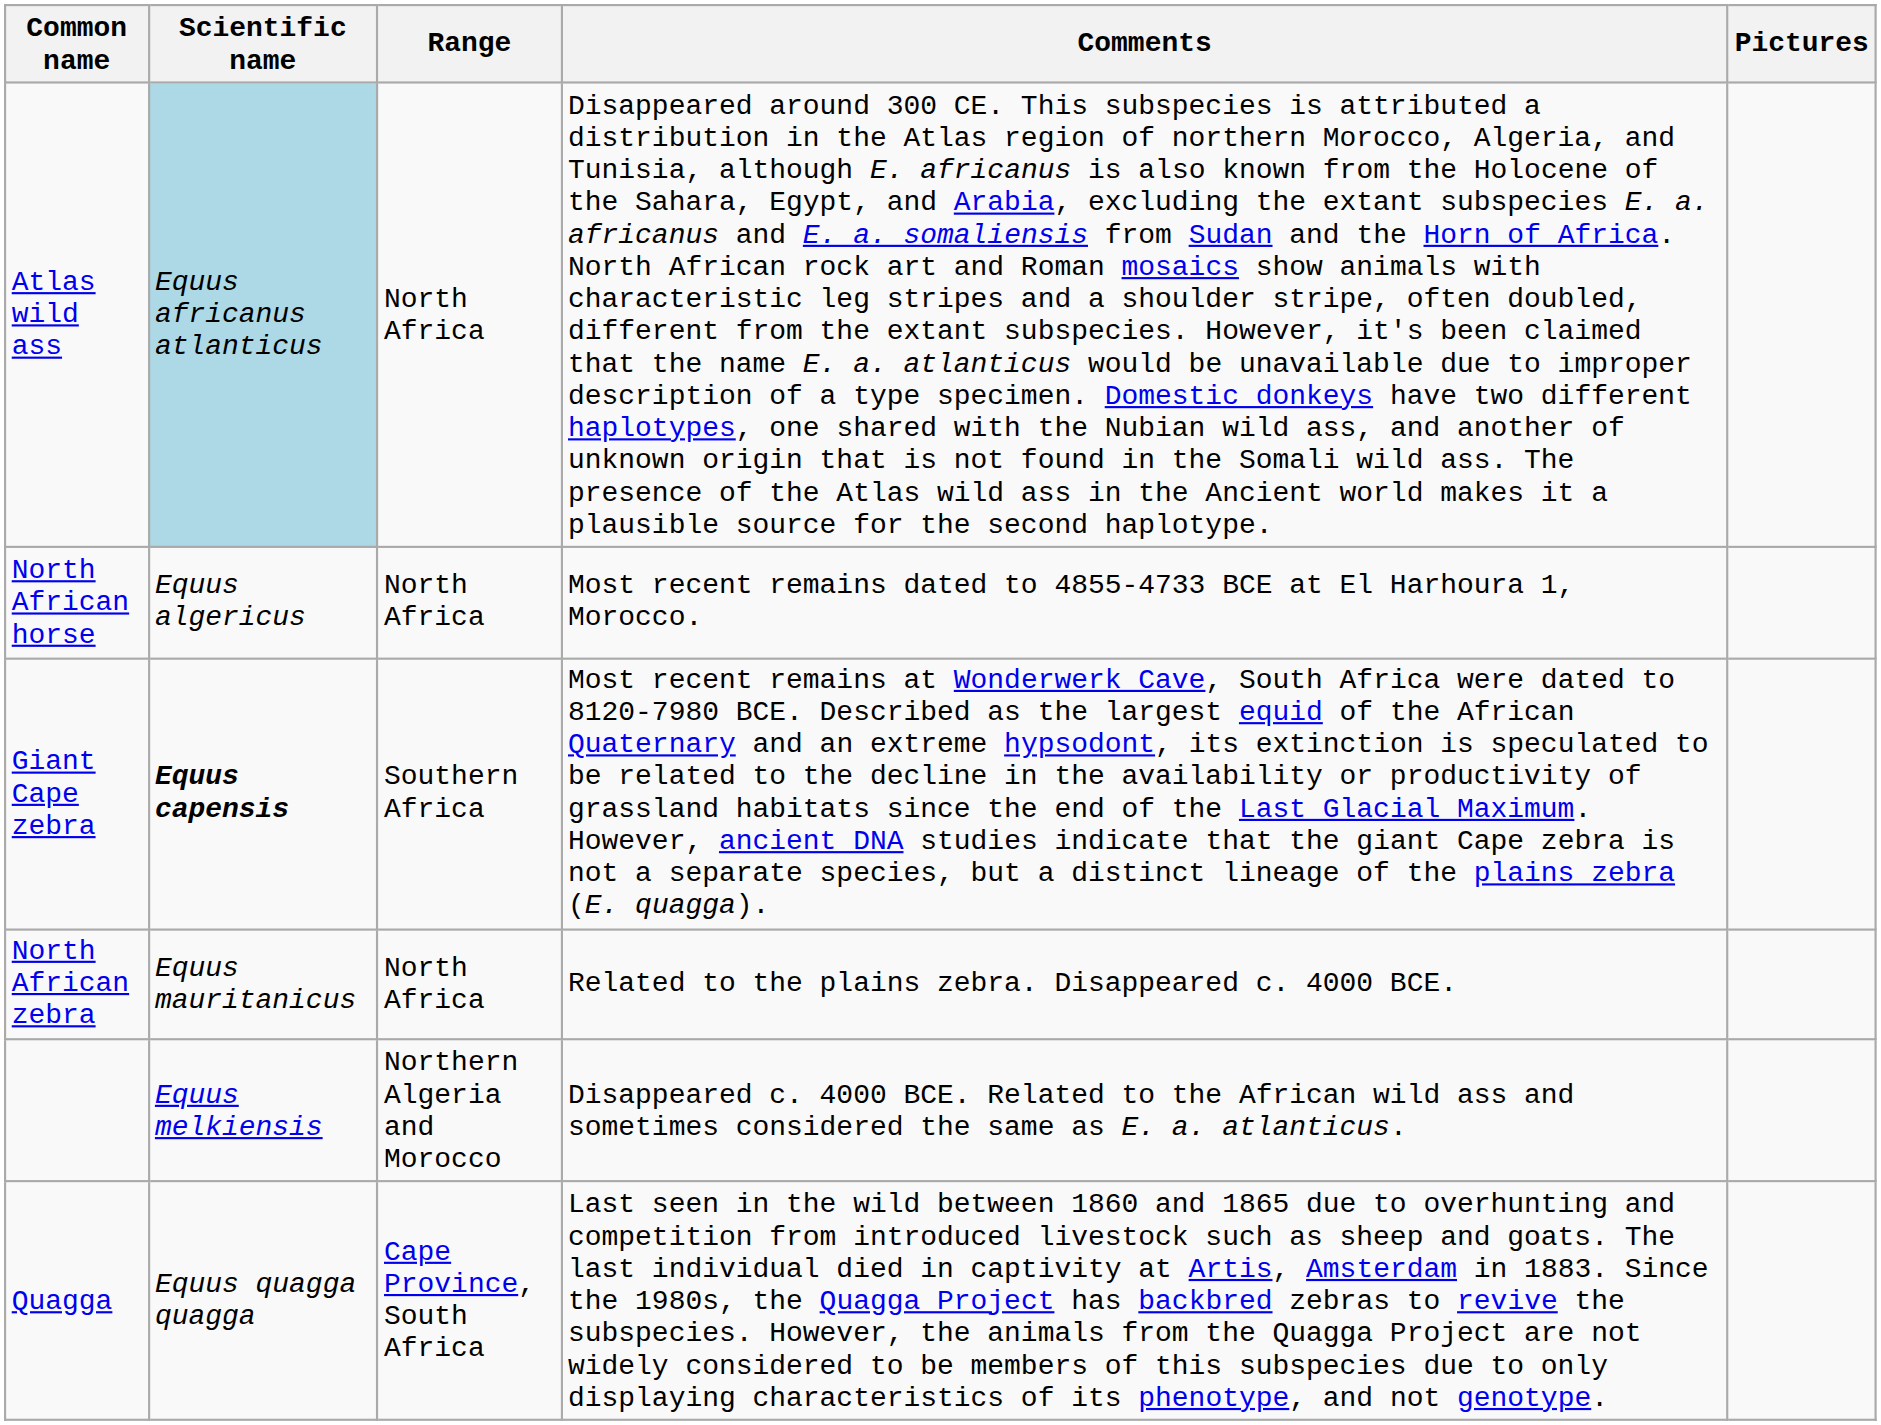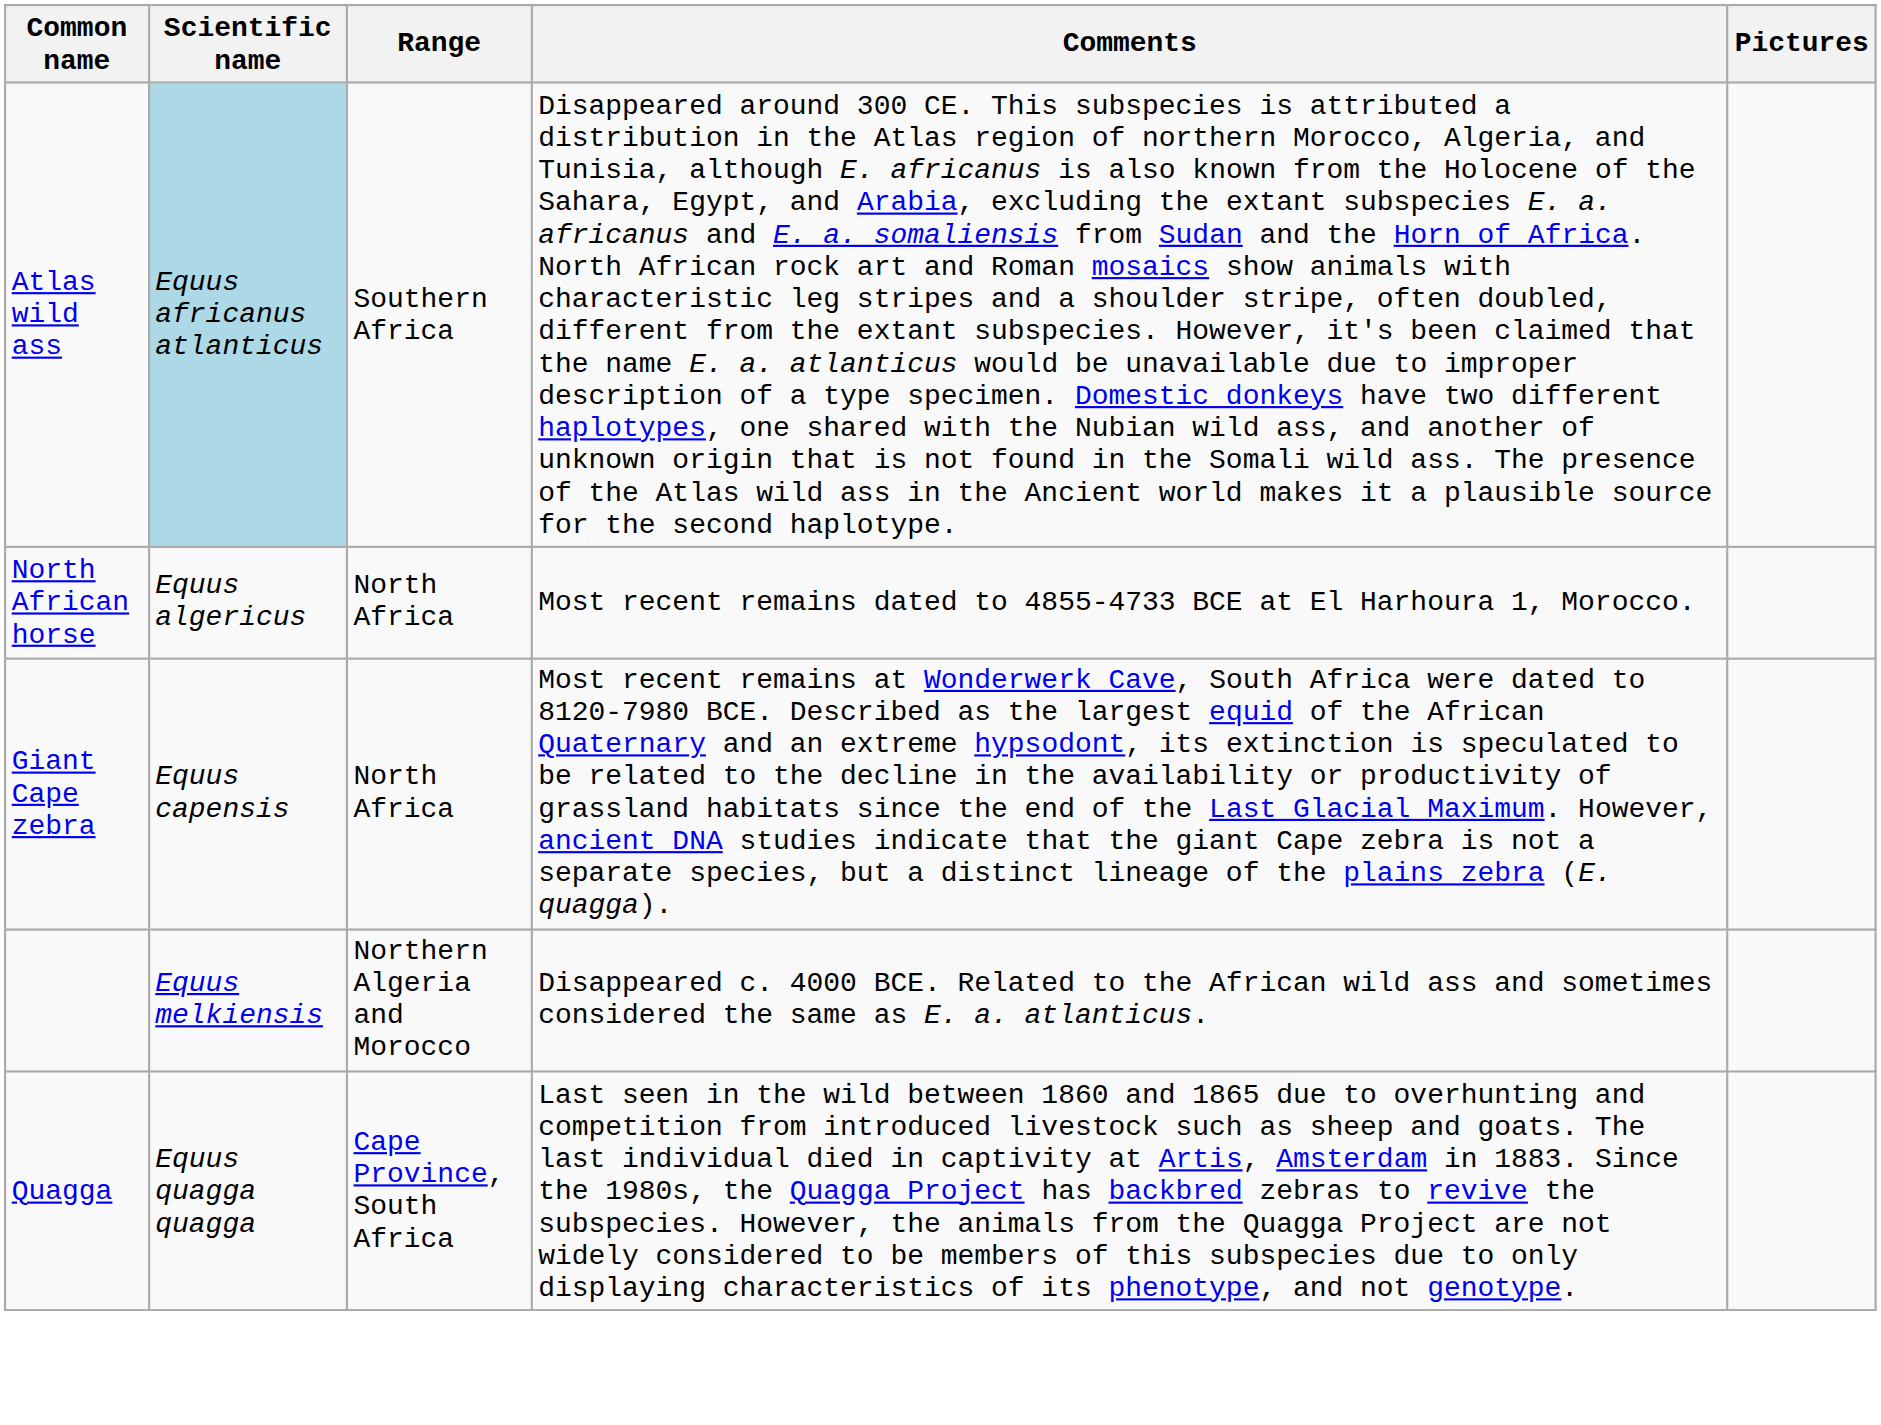(434, 315) North Africa -> (421, 315) Southern Africa
(222, 793) bold -> (222, 793) normal
(451, 793) Southern Africa -> (404, 793) North Africa
- row: (70, 984)
